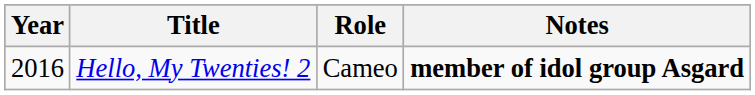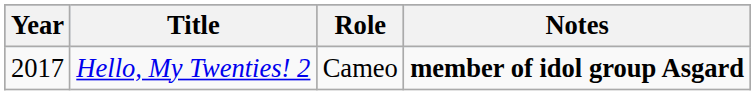(38, 67) 2016 -> (38, 67) 2017
